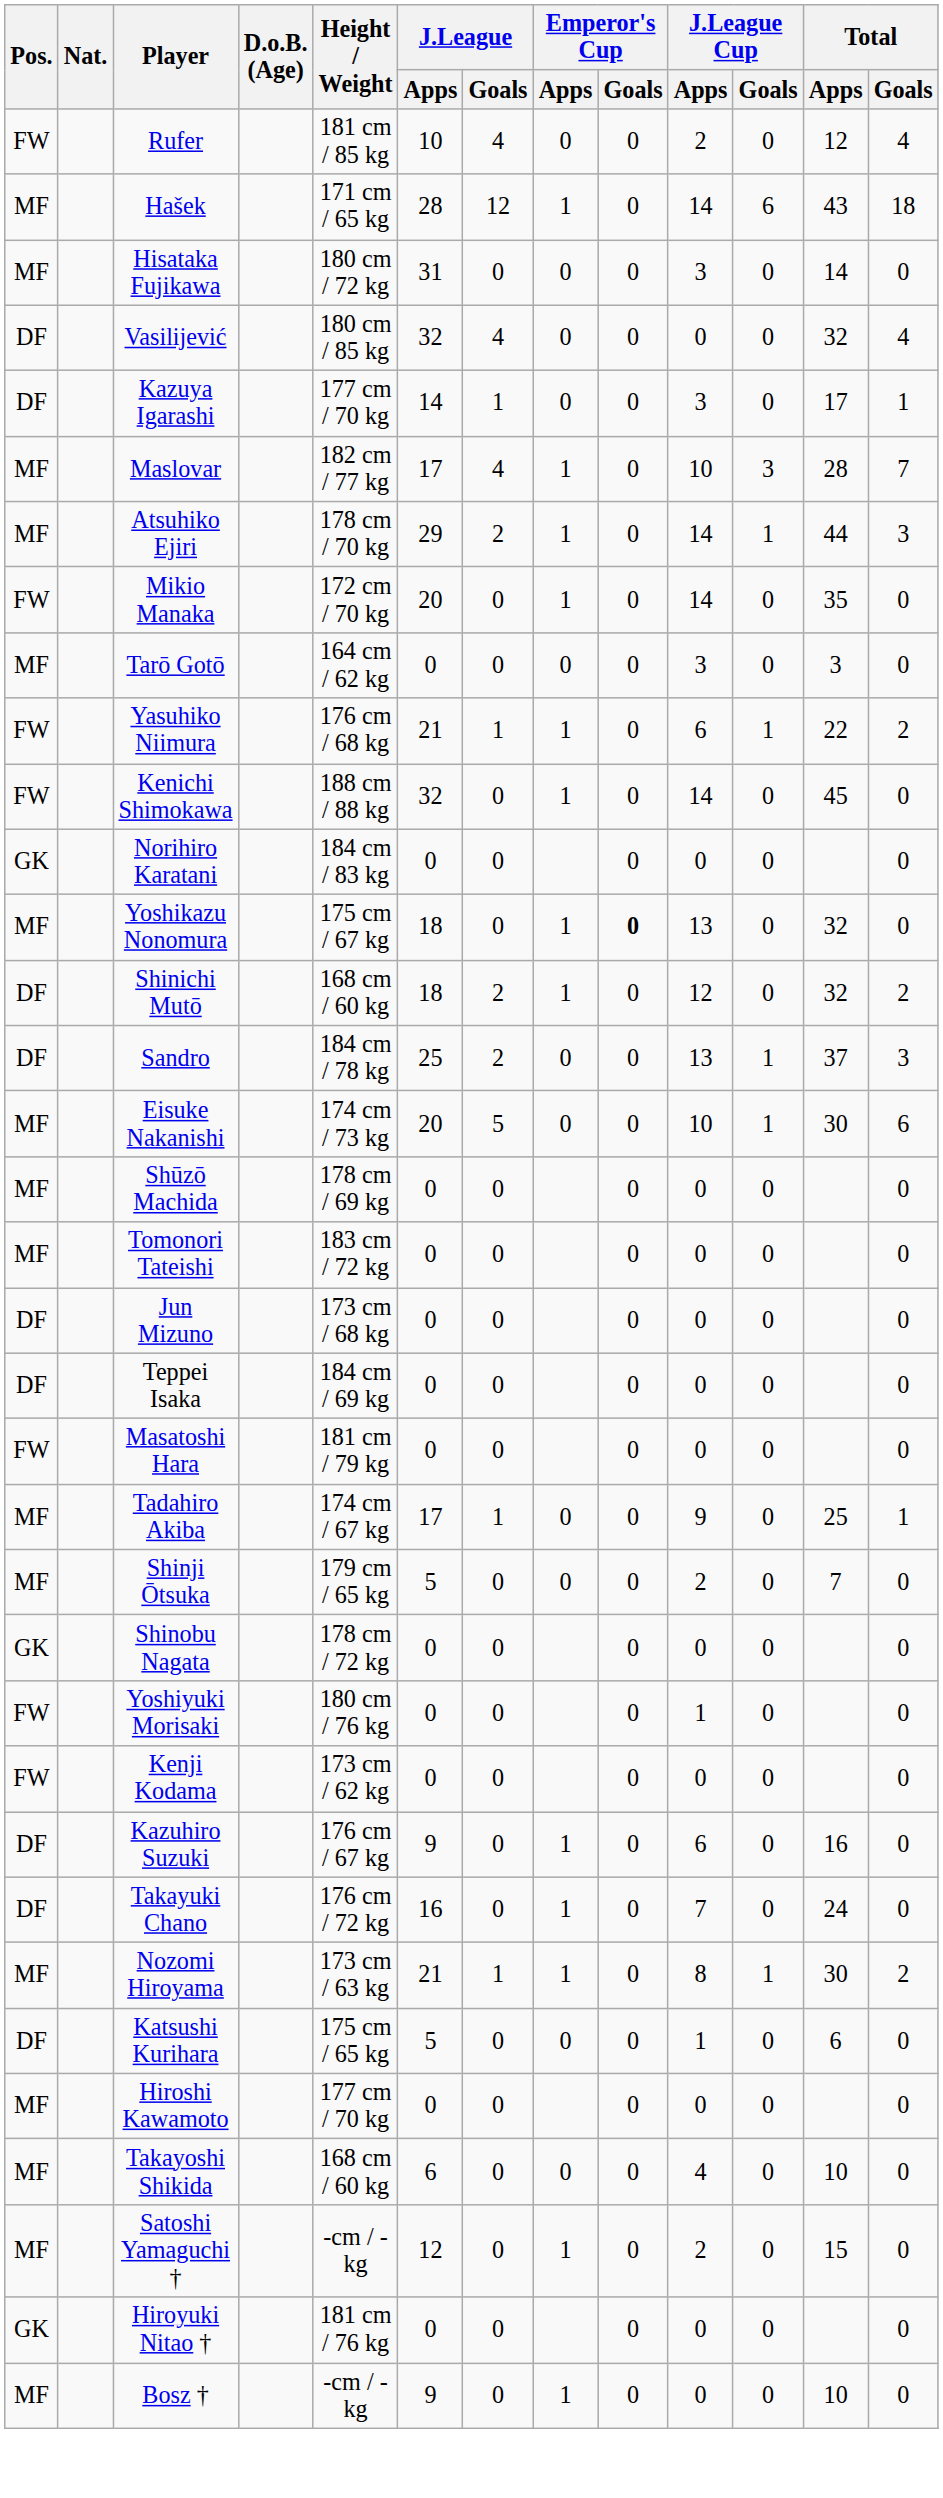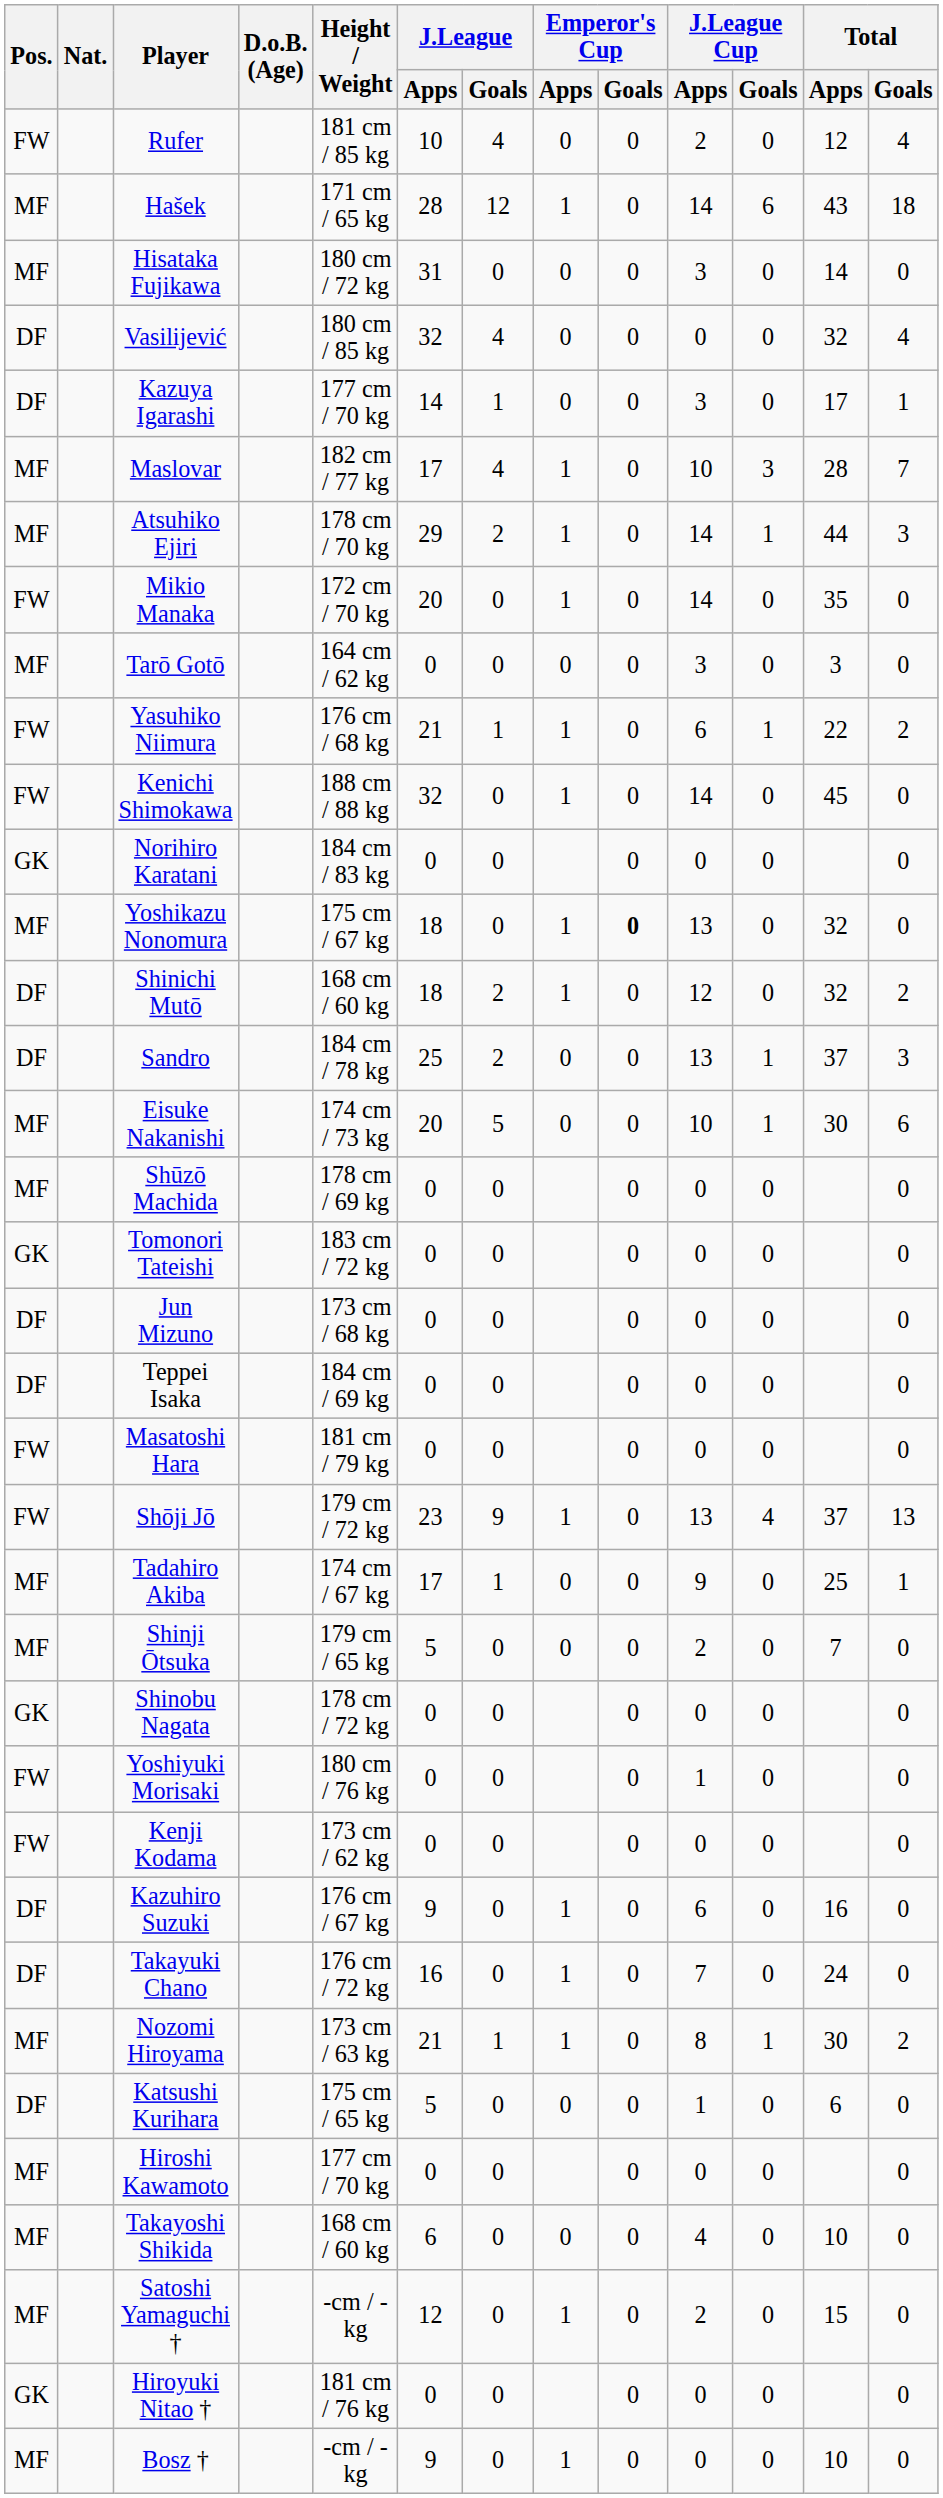(31, 1254) MF -> (31, 1254) GK
+ row: (176, 1516)
